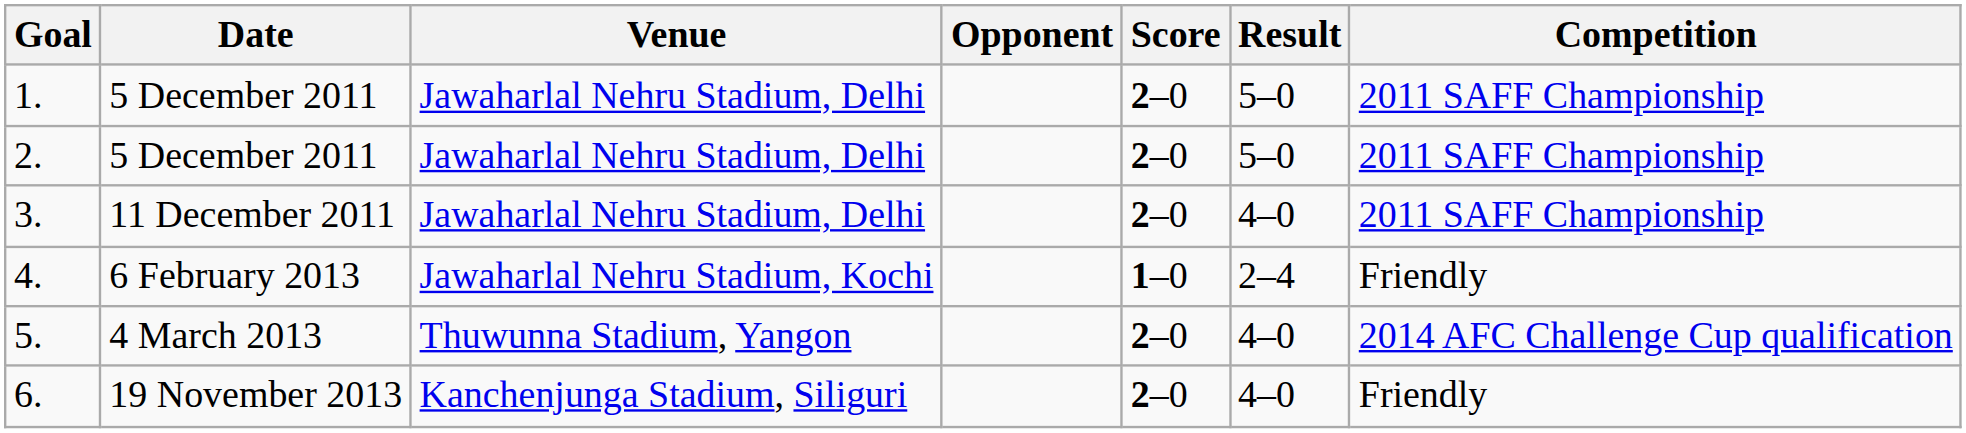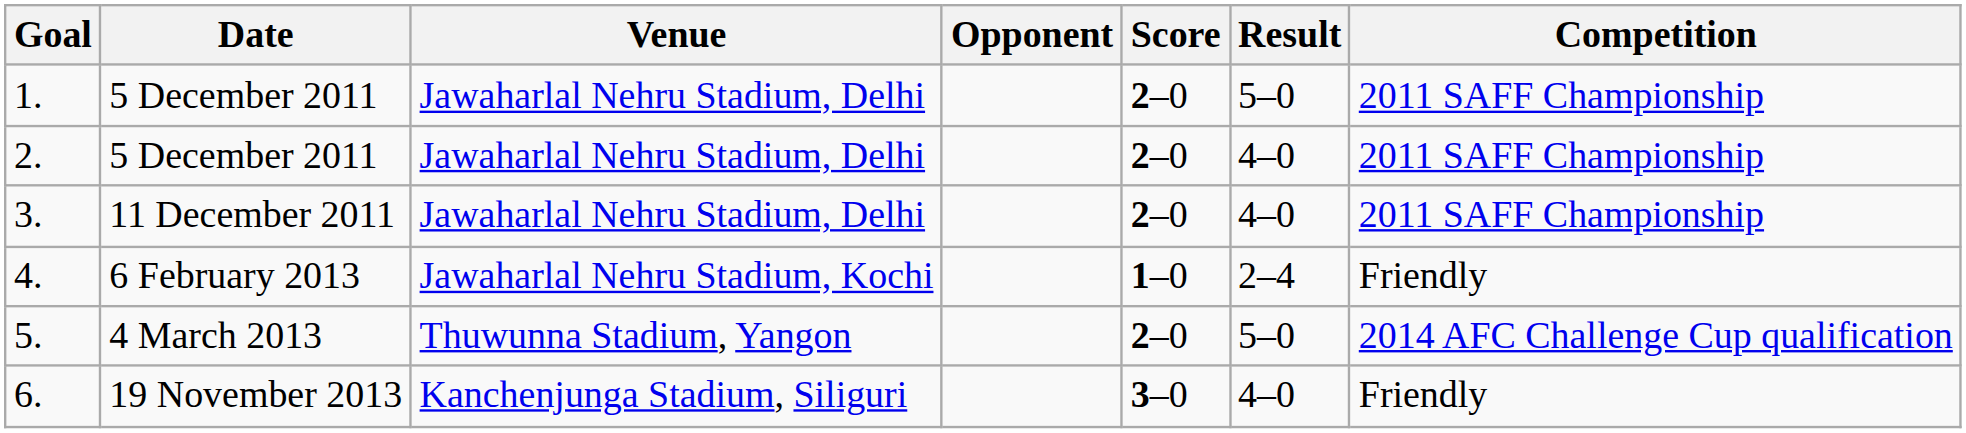(1267, 154) 5–0 -> (1267, 154) 4–0
(1267, 335) 4–0 -> (1267, 335) 5–0
(1159, 395) 2–0 -> (1159, 395) 3–0
